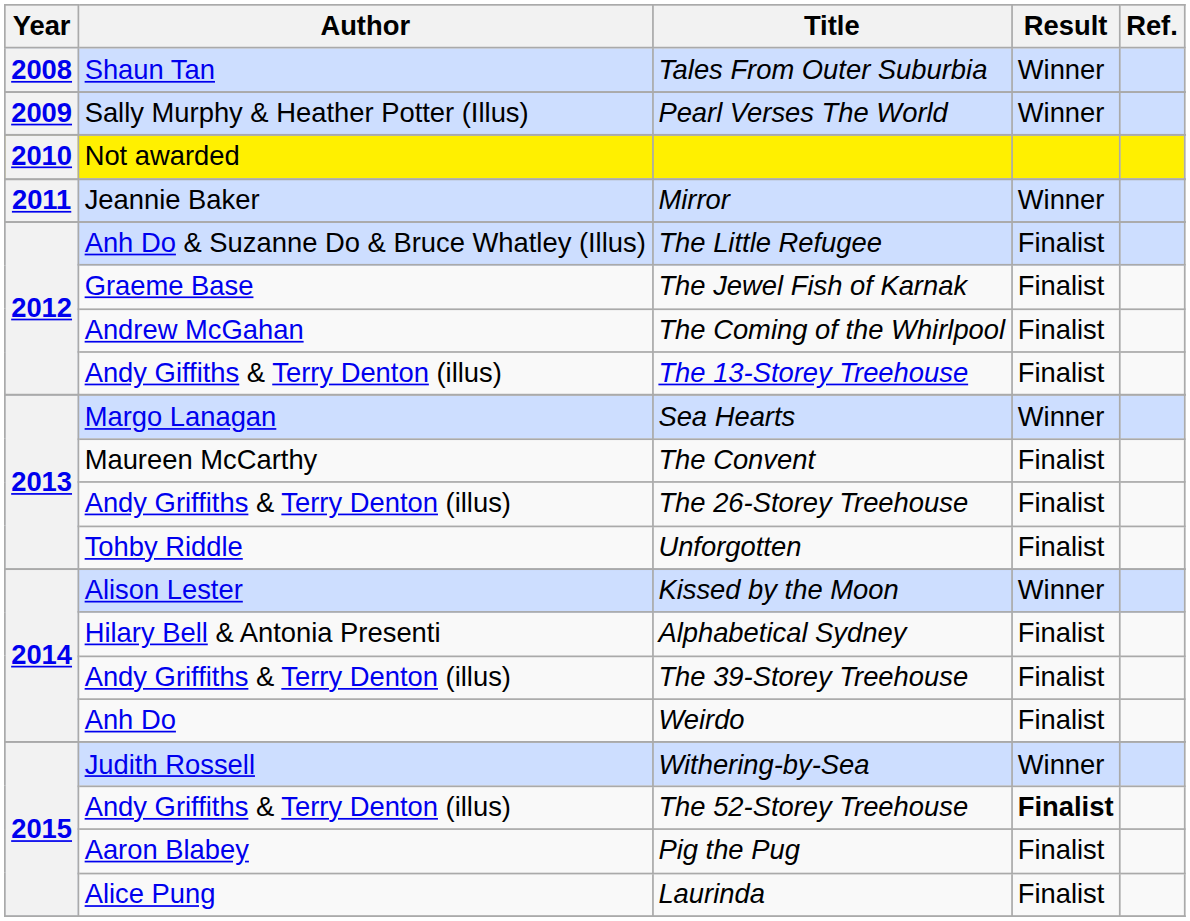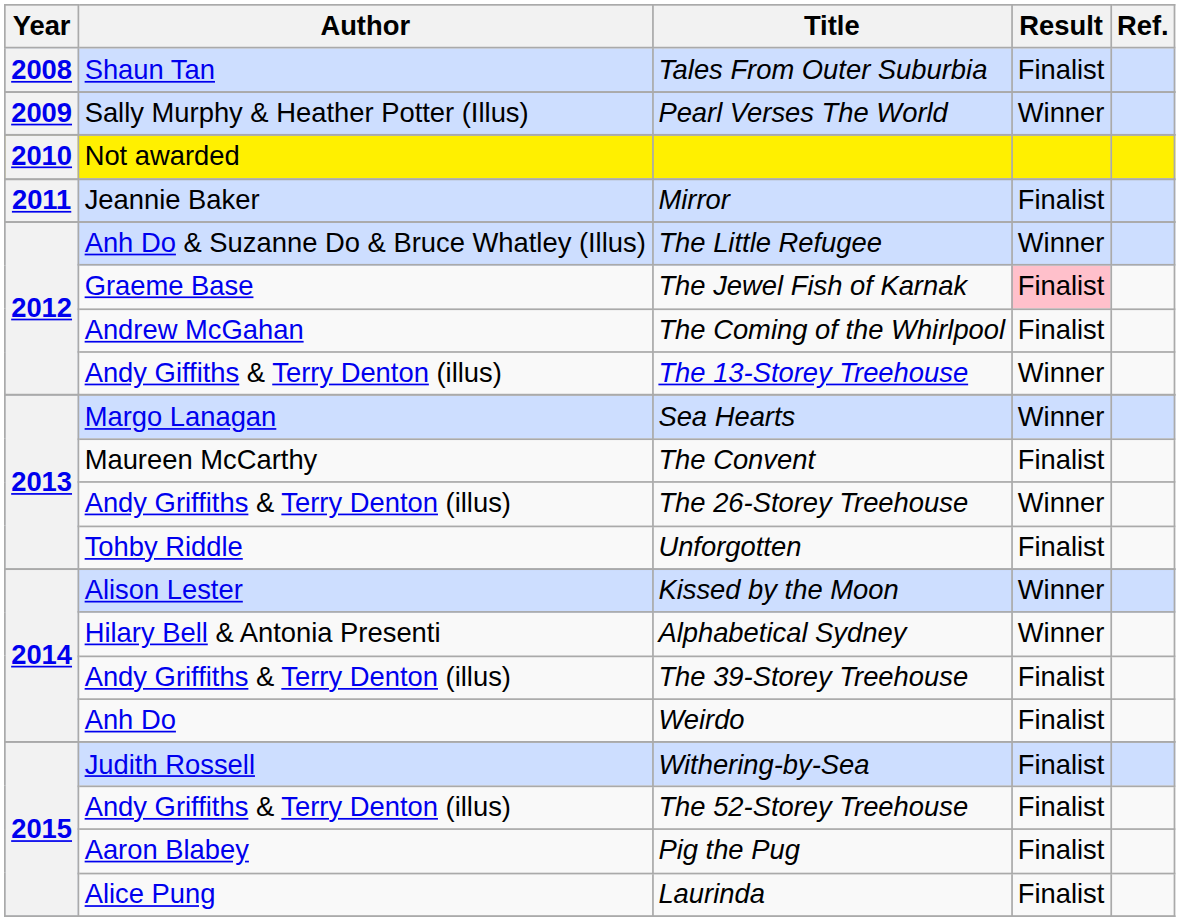(1061, 69) Winner -> (1061, 69) Finalist
(1061, 199) Winner -> (1061, 199) Finalist
(1061, 243) Finalist -> (1061, 243) Winner
(1061, 286) no background -> (1061, 286) pink background
(1061, 373) Finalist -> (1061, 373) Winner
(1061, 503) Finalist -> (1061, 503) Winner
(1061, 633) Finalist -> (1061, 633) Winner
(1061, 763) Winner -> (1061, 763) Finalist
(1066, 807) bold -> (1061, 807) normal
